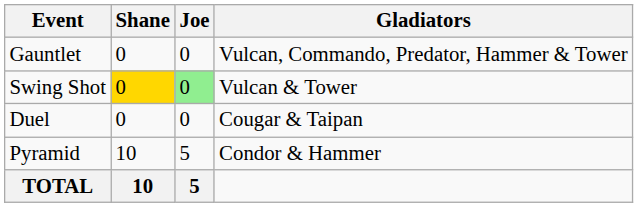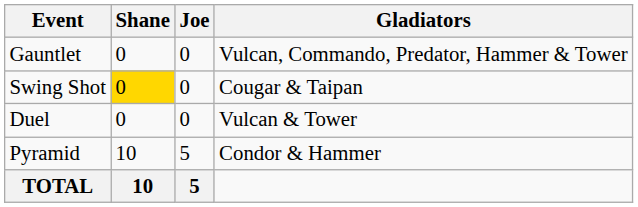(185, 86) lightgreen background -> (185, 86) no background
(288, 86) Vulcan & Tower -> (291, 86) Cougar & Taipan
(291, 119) Cougar & Taipan -> (288, 119) Vulcan & Tower
